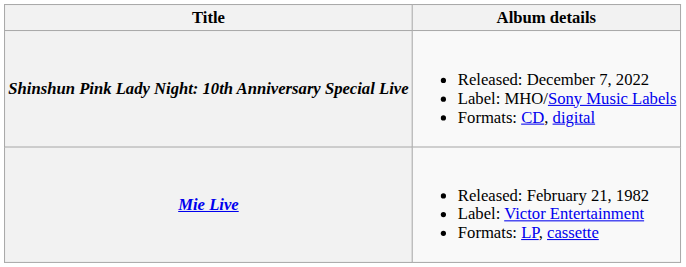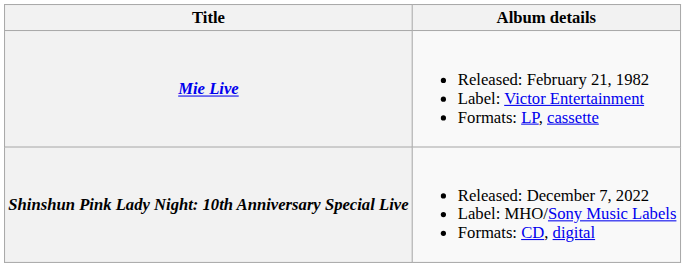rows swapped: (208, 204) <-> (208, 88)
